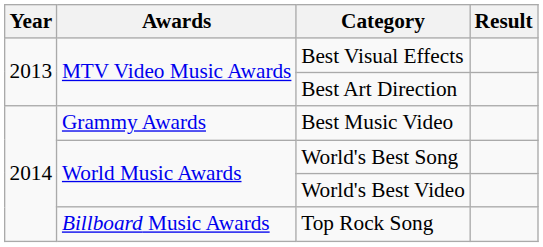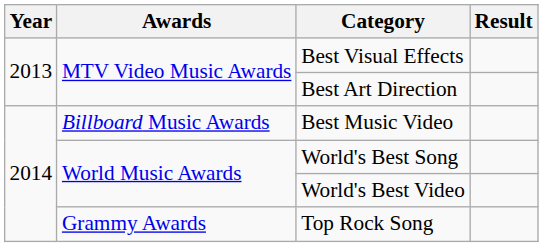(134, 122) Grammy Awards -> (166, 122) Billboard Music Awards
(166, 223) Billboard Music Awards -> (134, 223) Grammy Awards
